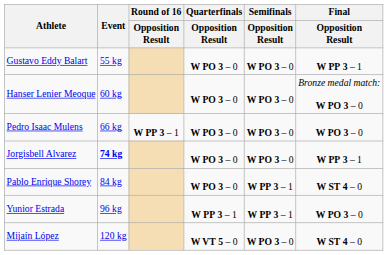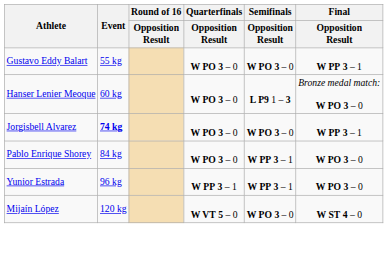(270, 100) W PO 3 – 0 -> (270, 100) L P9 1 – 3
- row: (45, 127)
(339, 188) W ST 4 – 0 -> (339, 160) W PO 3 – 0
